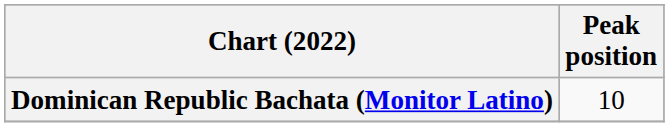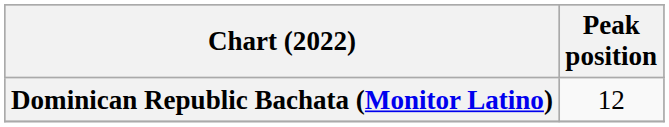(611, 99) 10 -> (611, 99) 12
